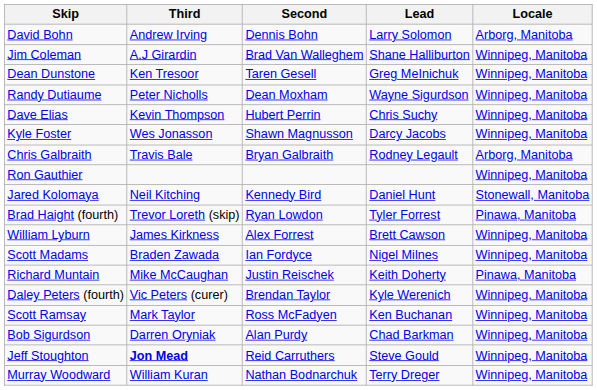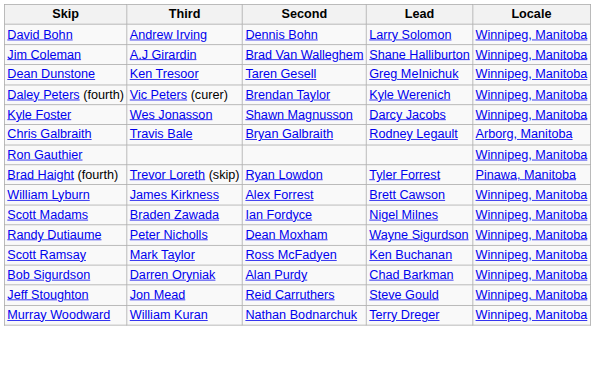(524, 34) Arborg, Manitoba -> (531, 34) Winnipeg, Manitoba
rows swapped: (54, 94) <-> (66, 295)
- row: (38, 114)
- row: (53, 194)
- row: (53, 275)
(159, 355) bold -> (158, 295) normal
